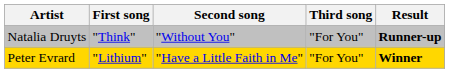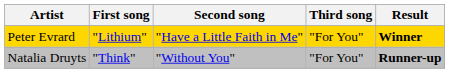rows swapped: (47, 36) <-> (41, 57)
